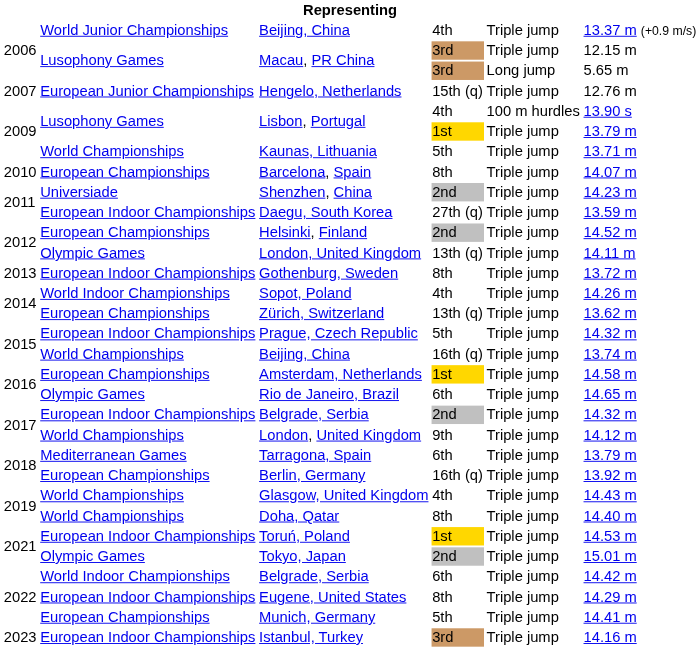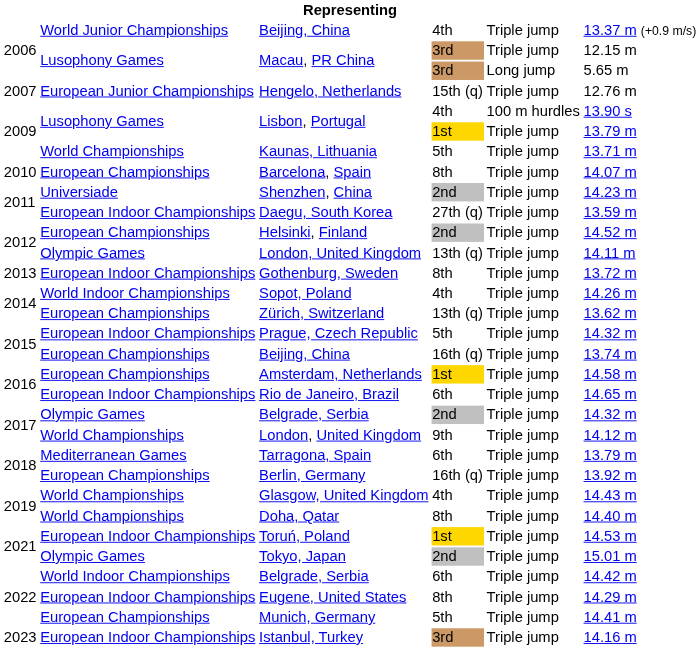(112, 354) World Championships -> (125, 354) European Championships
(93, 394) Olympic Games -> (148, 394) European Indoor Championships
(148, 414) European Indoor Championships -> (93, 414) Olympic Games
